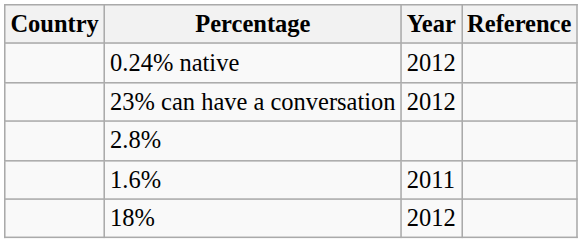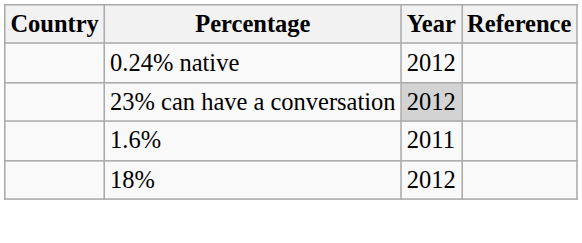(431, 101) no background -> (431, 101) lightgrey background
- row: (136, 140)
